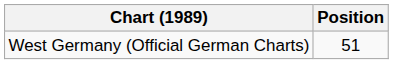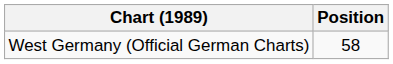(351, 44) 51 -> (351, 44) 58
